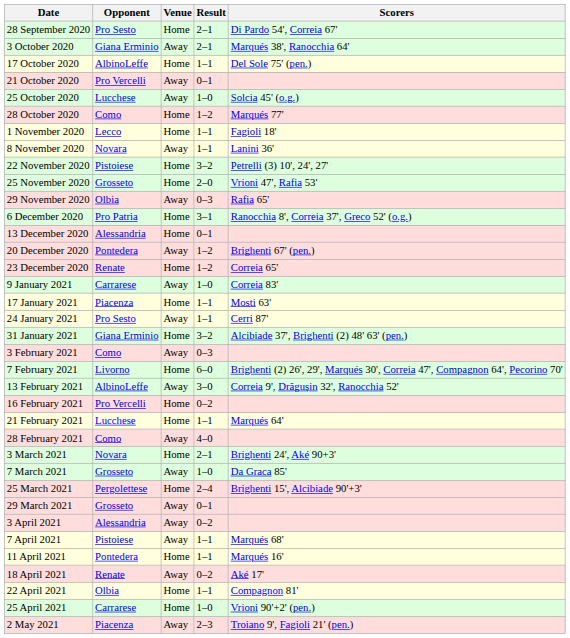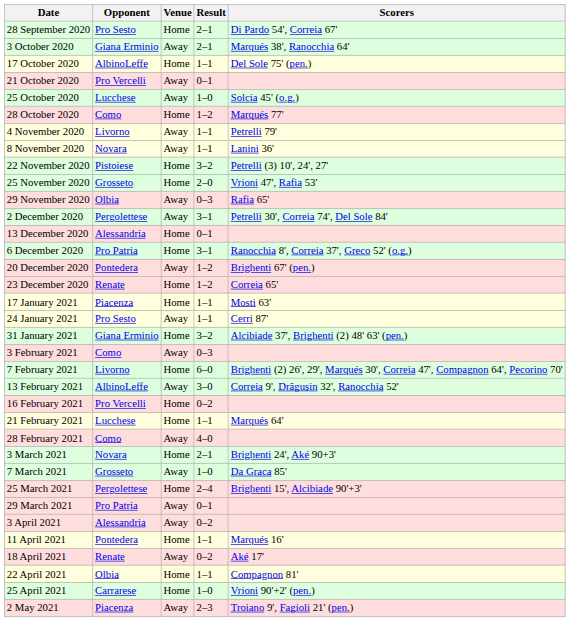- row: (46, 132)
+ row: (46, 132)
+ row: (45, 217)
rows swapped: (45, 217) <-> (48, 234)
- row: (40, 285)
(114, 506) Grosseto -> (116, 506) Pro Patria
- row: (34, 540)
